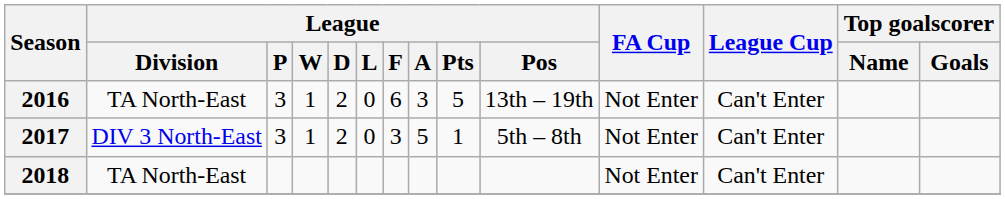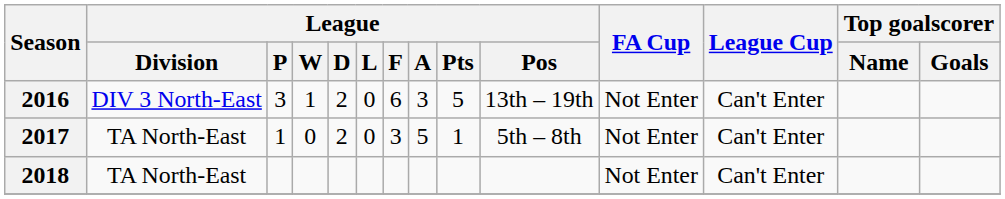(177, 99) TA North-East -> (177, 99) DIV 3 North-East
(177, 136) DIV 3 North-East -> (177, 136) TA North-East
(280, 136) 3 -> (280, 136) 1
(310, 136) 1 -> (310, 136) 0
